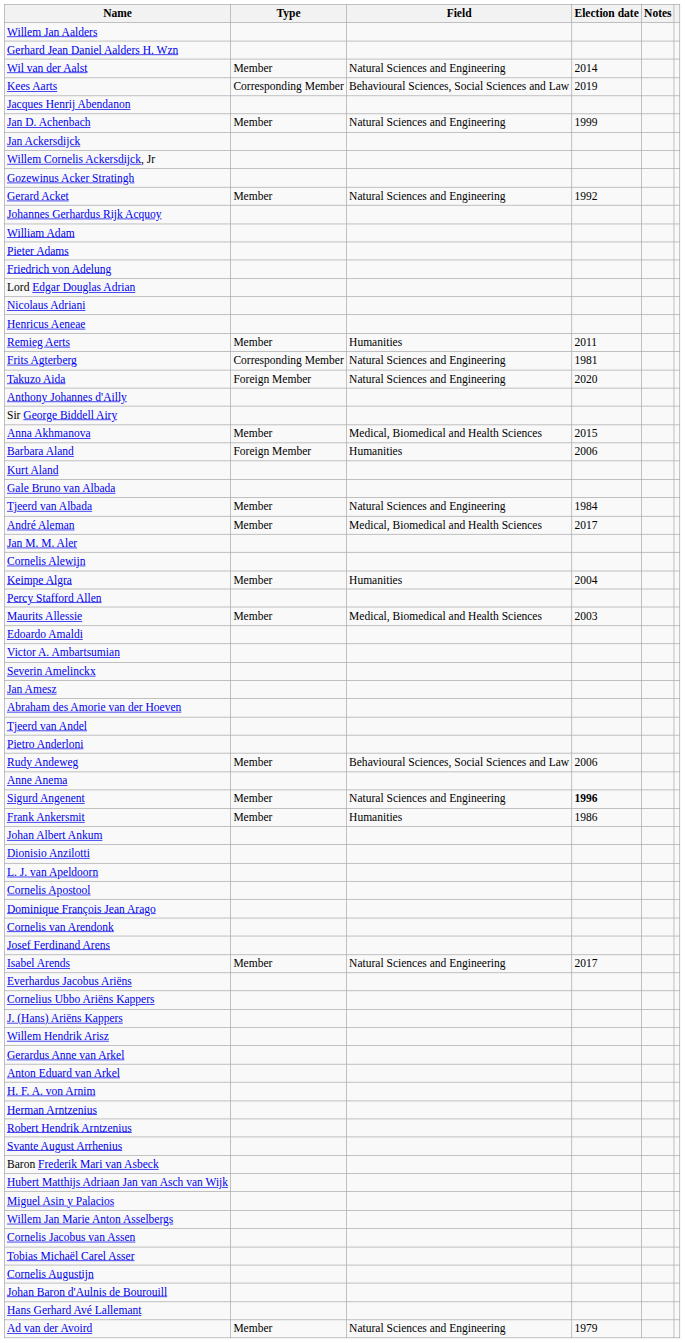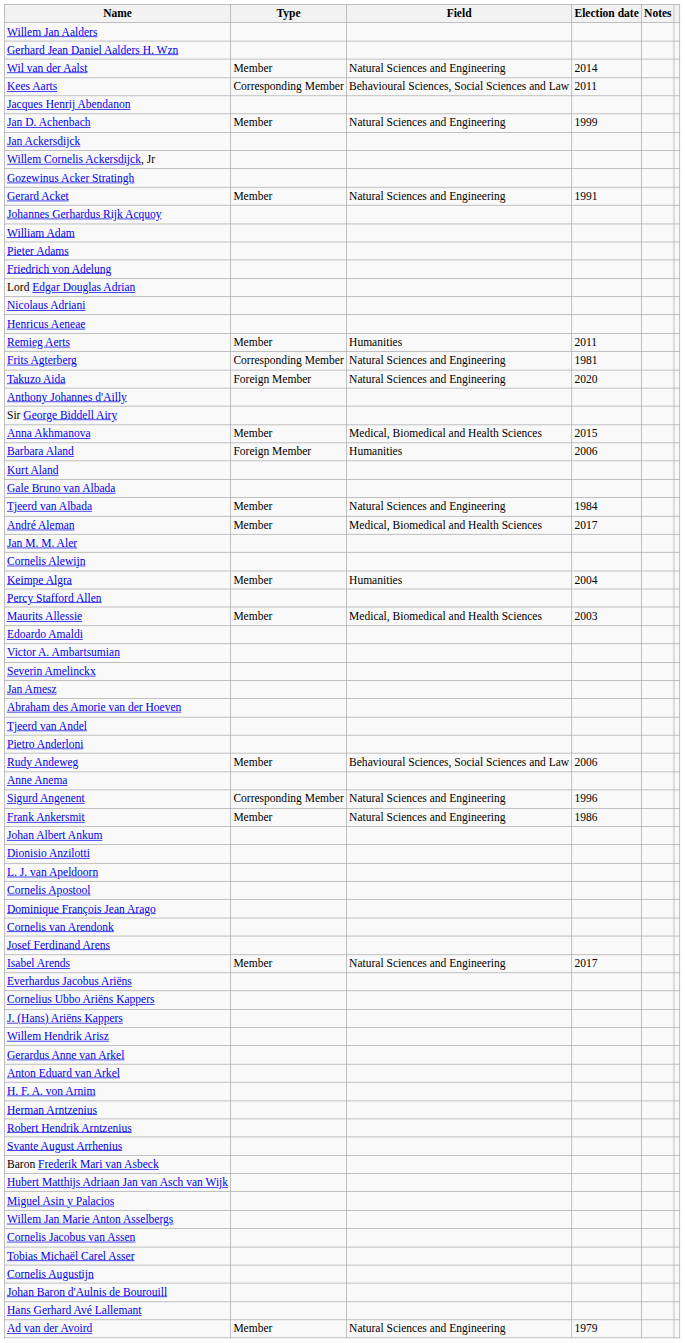(586, 86) 2019 -> (586, 86) 2011
(586, 196) 1992 -> (586, 196) 1991
(253, 799) Member -> (289, 799) Corresponding Member
(586, 799) bold -> (586, 799) normal
(376, 817) Humanities -> (427, 817) Natural Sciences and Engineering
